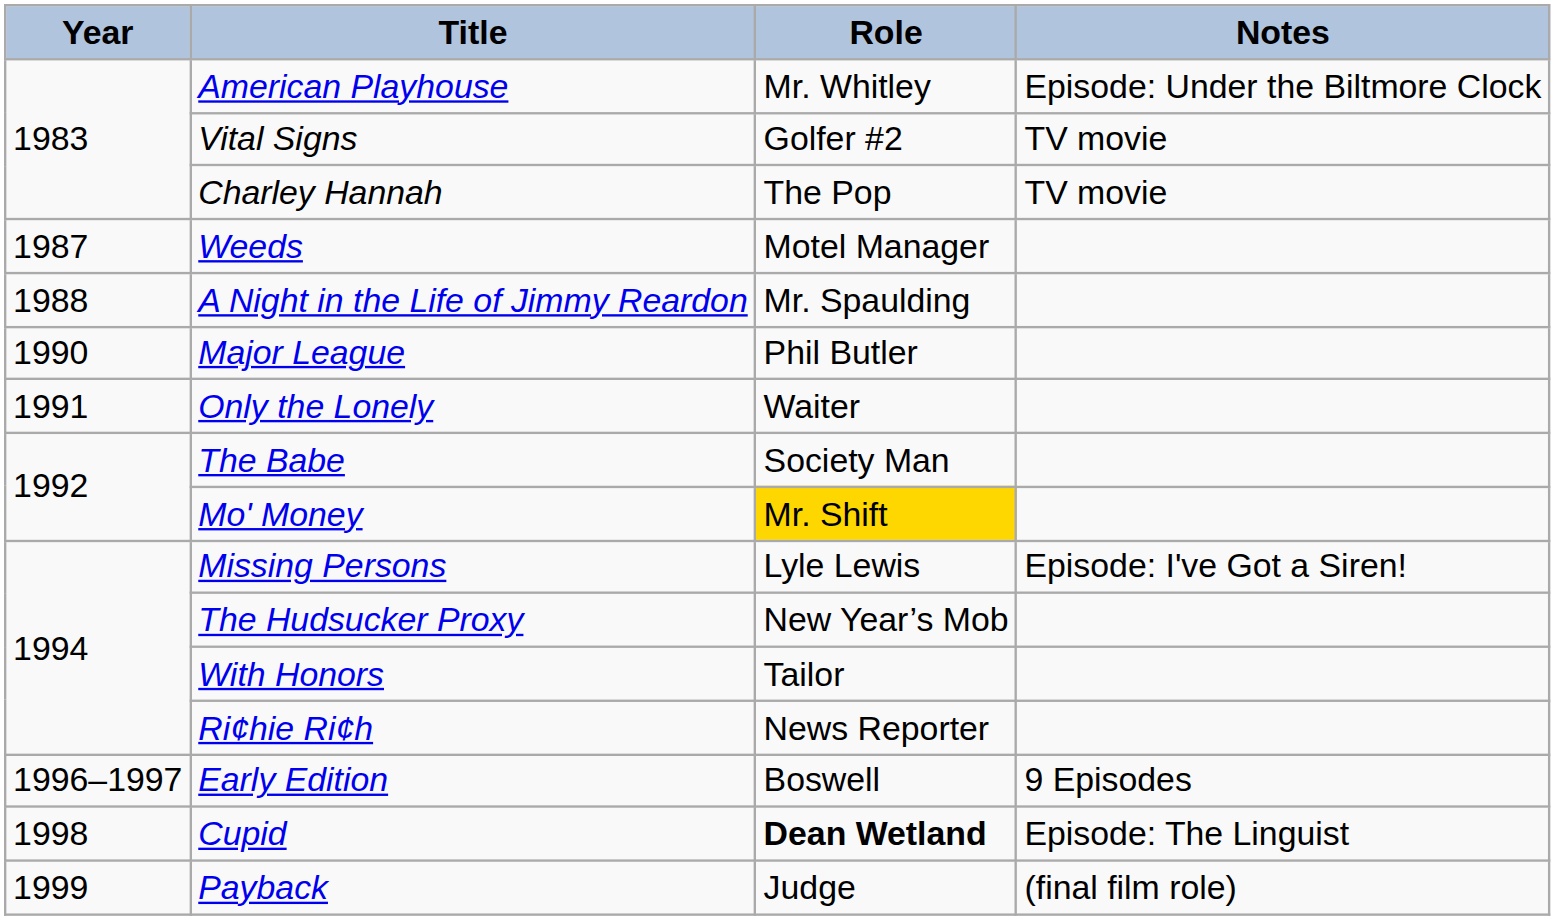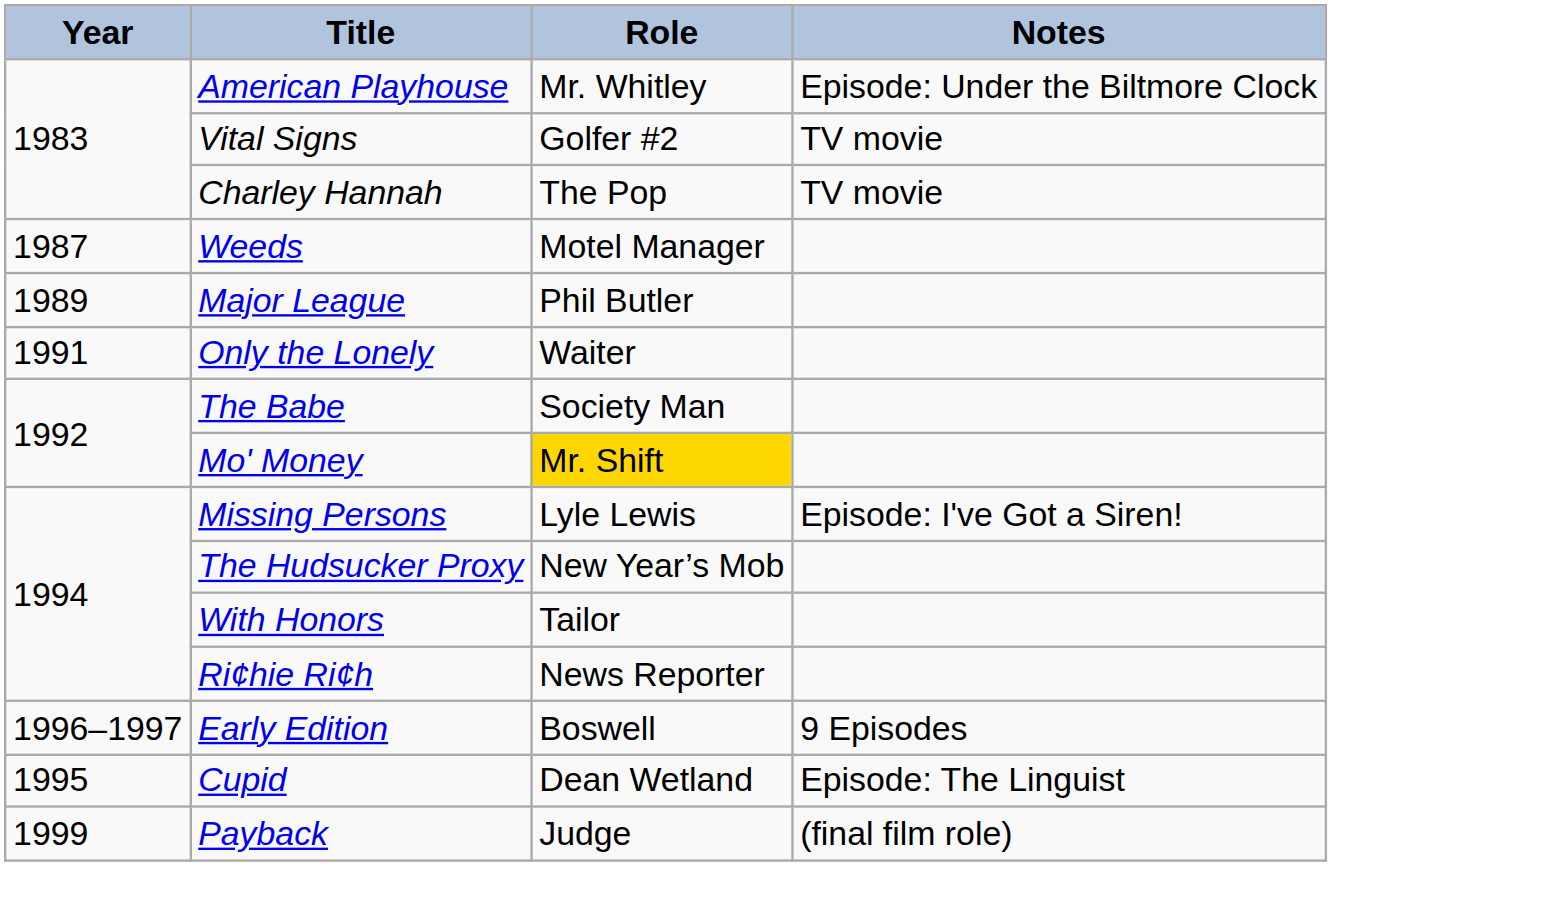- row: (473, 300)
(51, 353) 1990 -> (51, 300) 1989
(51, 834) 1998 -> (51, 781) 1995
(875, 834) bold -> (646, 781) normal
